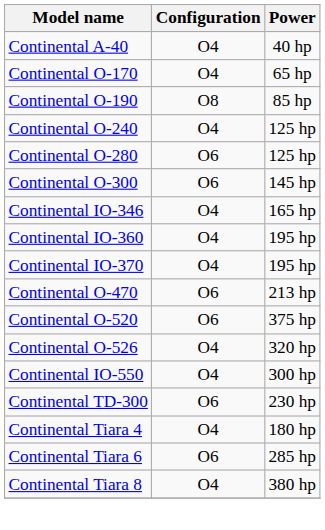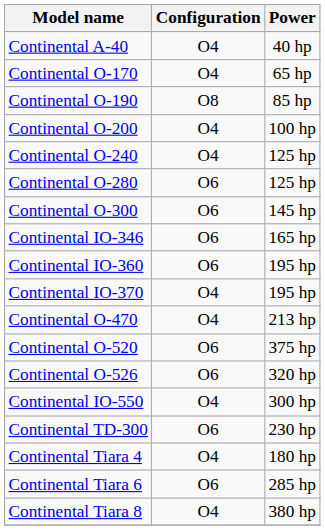+ row: (73, 127)
(208, 210) O4 -> (208, 237) O6
(208, 237) O4 -> (208, 264) O6
(208, 292) O6 -> (208, 319) O4
(208, 347) O4 -> (208, 374) O6
